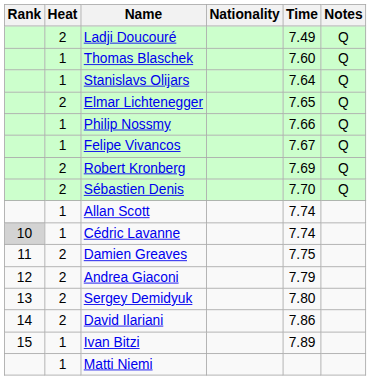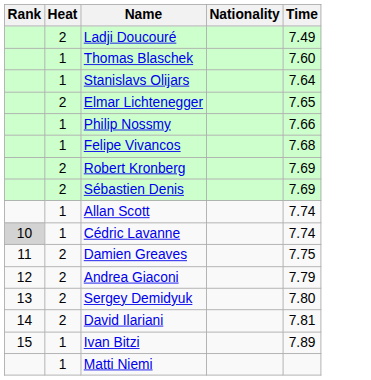- column: (343, 15)
(302, 146) 7.67 -> (302, 146) 7.68
(302, 189) 7.70 -> (302, 189) 7.69
(302, 320) 7.86 -> (302, 320) 7.81
